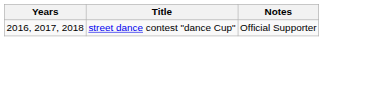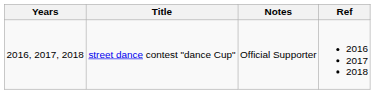+ column: (345, 12)
